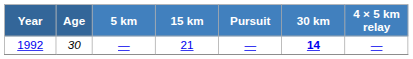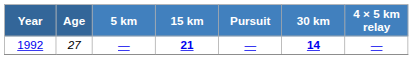(74, 45) 30 -> (74, 45) 27
(187, 45) normal -> (187, 45) bold
